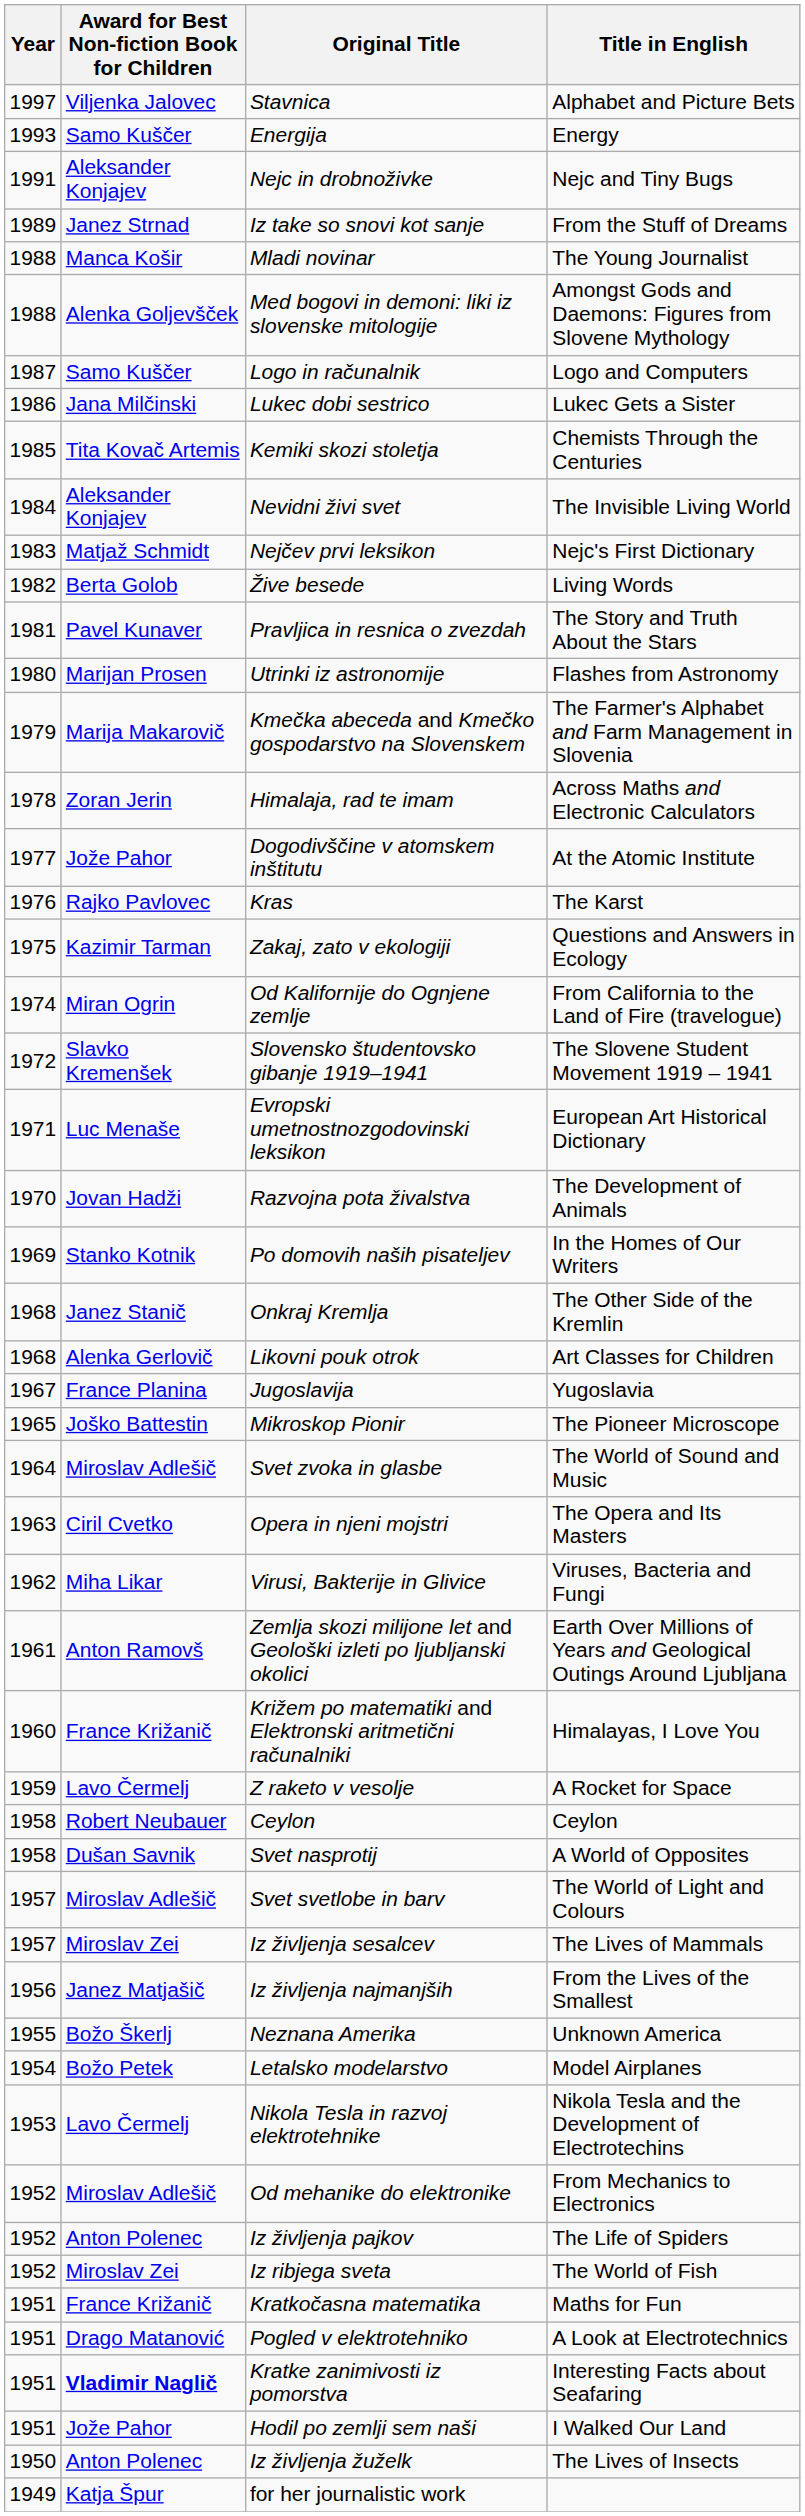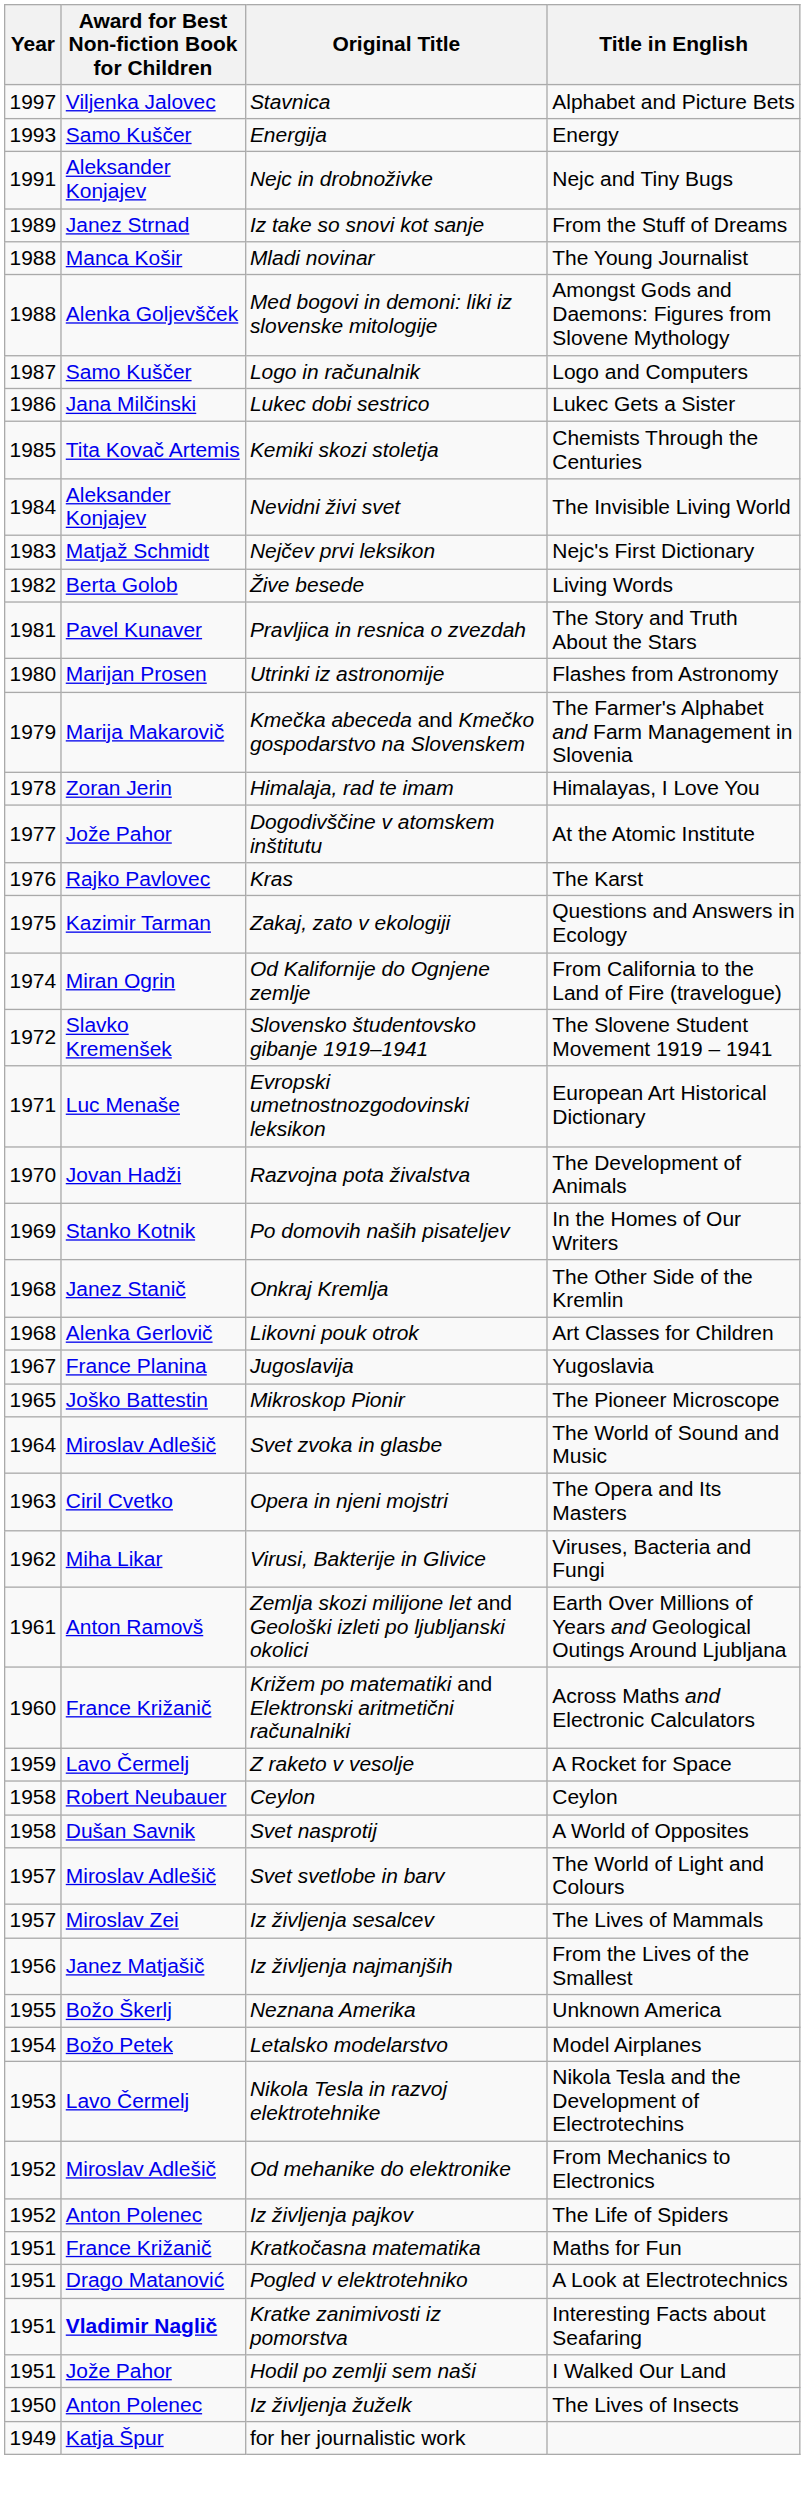(654, 800) Across Maths and Electronic Calculators -> (656, 788) Himalayas, I Love You
(656, 1731) Himalayas, I Love You -> (654, 1707) Across Maths and Electronic Calculators
- row: (320, 2271)
